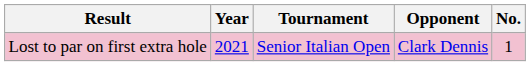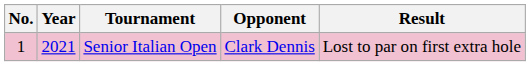columns swapped: (509, 18) <-> (108, 18)
